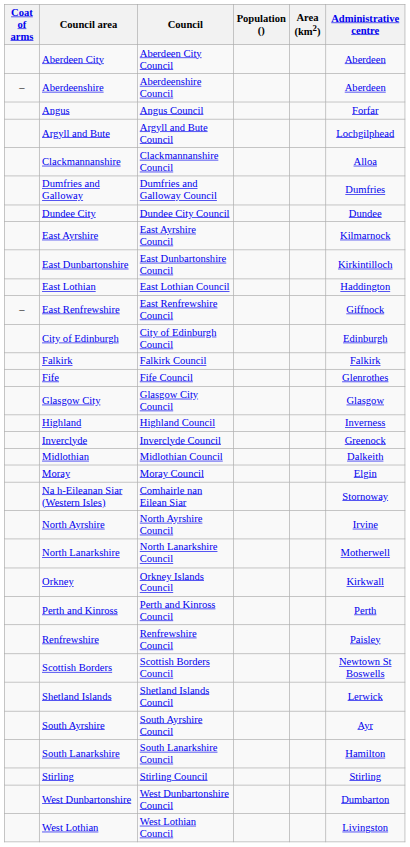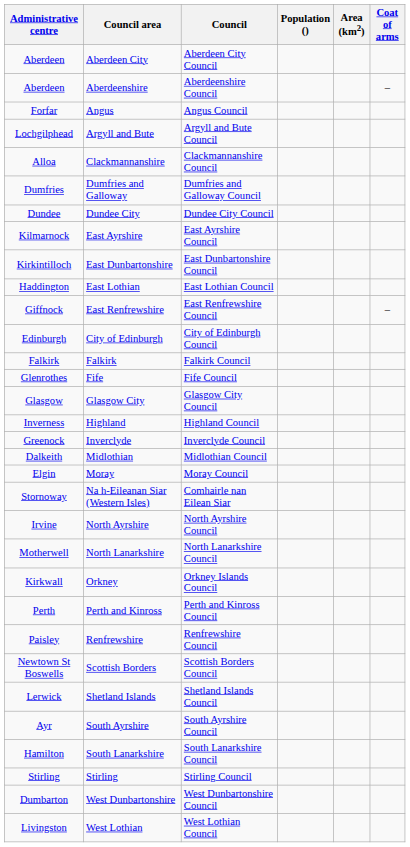columns swapped: (22, 24) <-> (365, 24)
